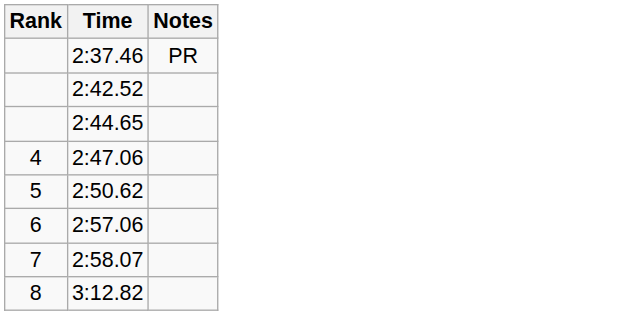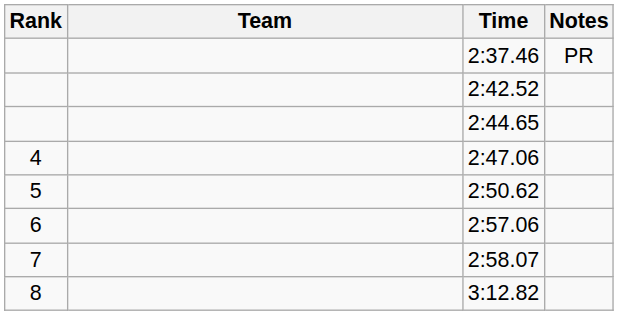+ column: (265, 21)
